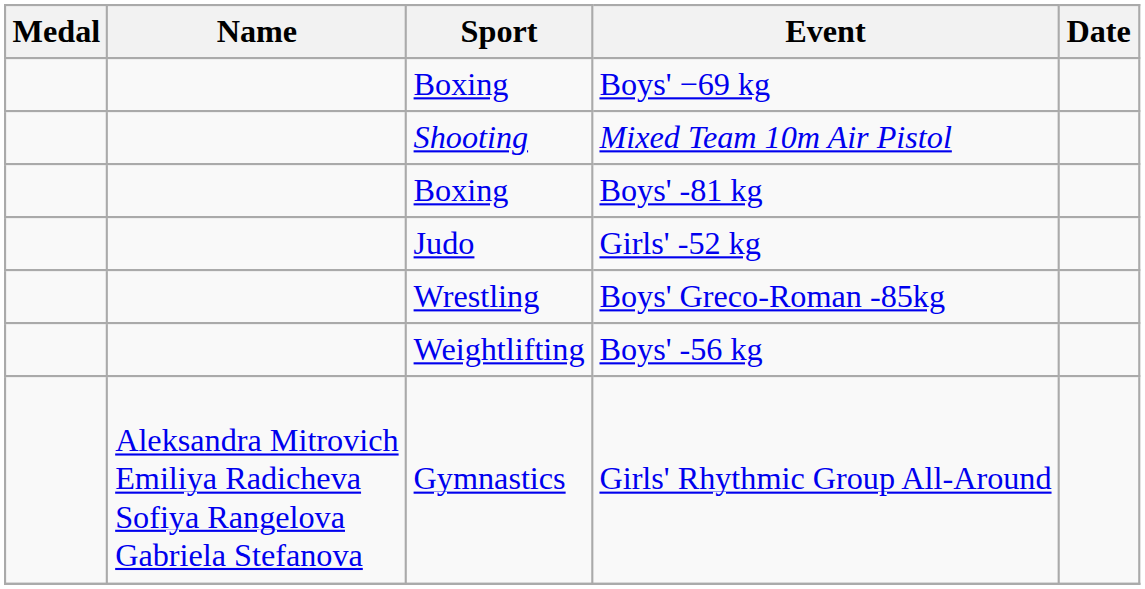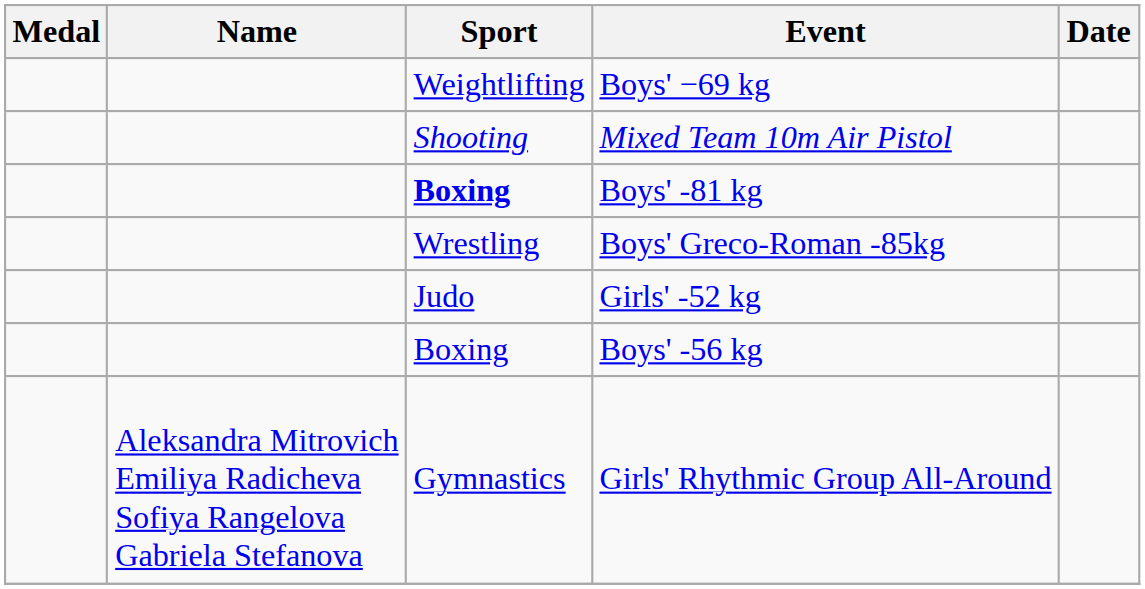(461, 84) Boxing -> (499, 84) Weightlifting
(461, 190) normal -> (462, 190) bold
rows swapped: (680, 243) <-> (772, 296)
(499, 350) Weightlifting -> (461, 350) Boxing
